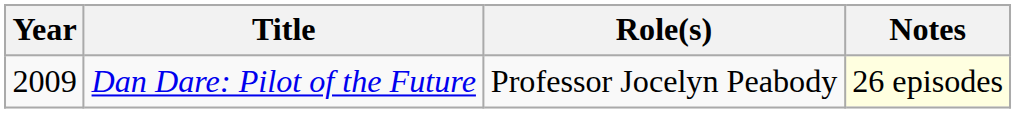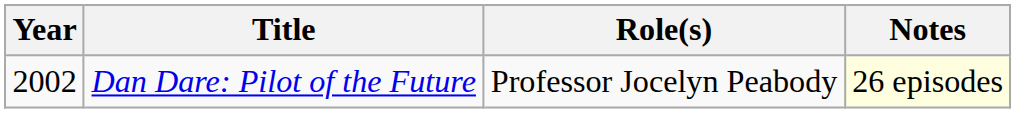(45, 81) 2009 -> (45, 81) 2002
